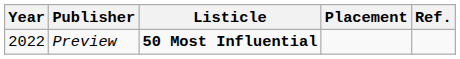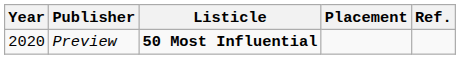(27, 42) 2022 -> (27, 42) 2020
